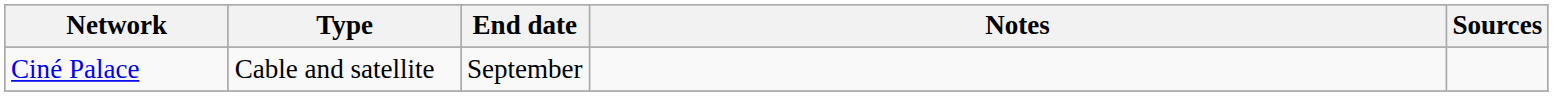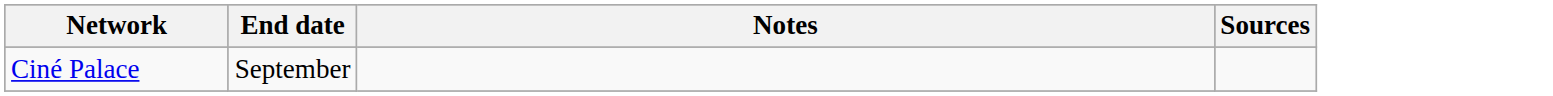- column: (345, 25)
